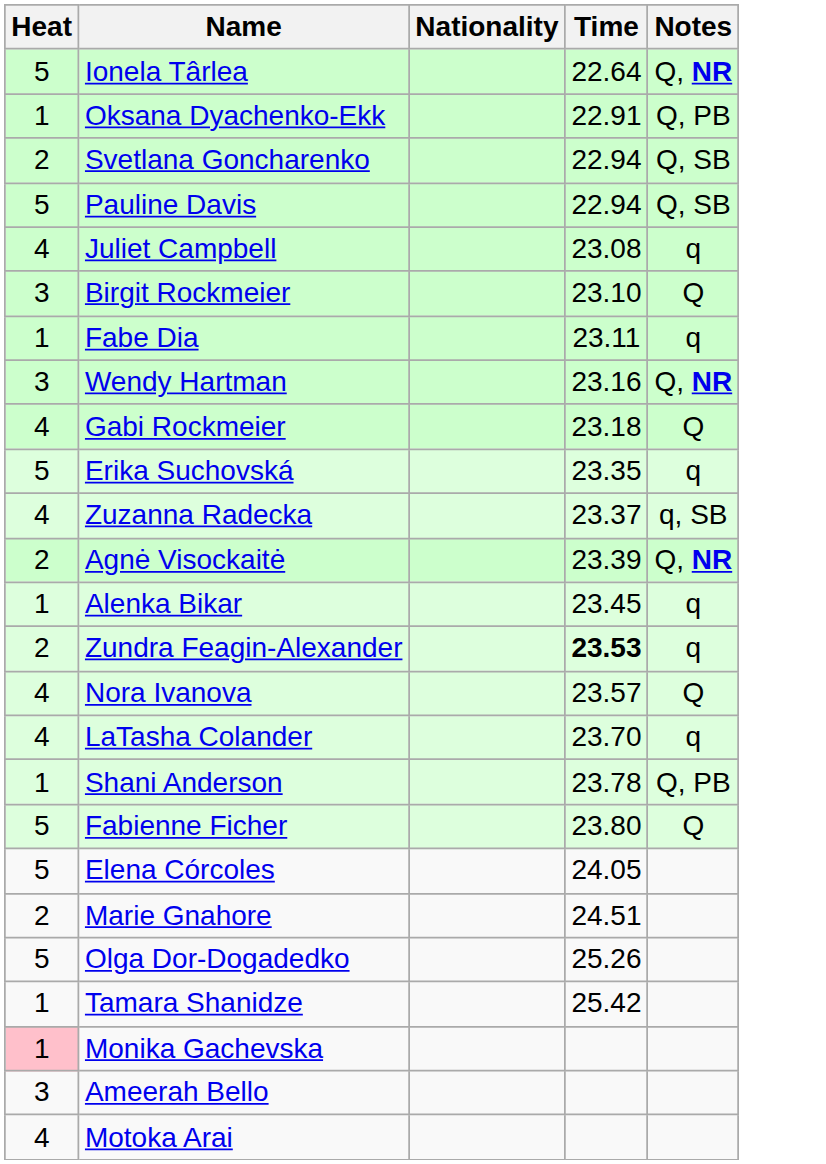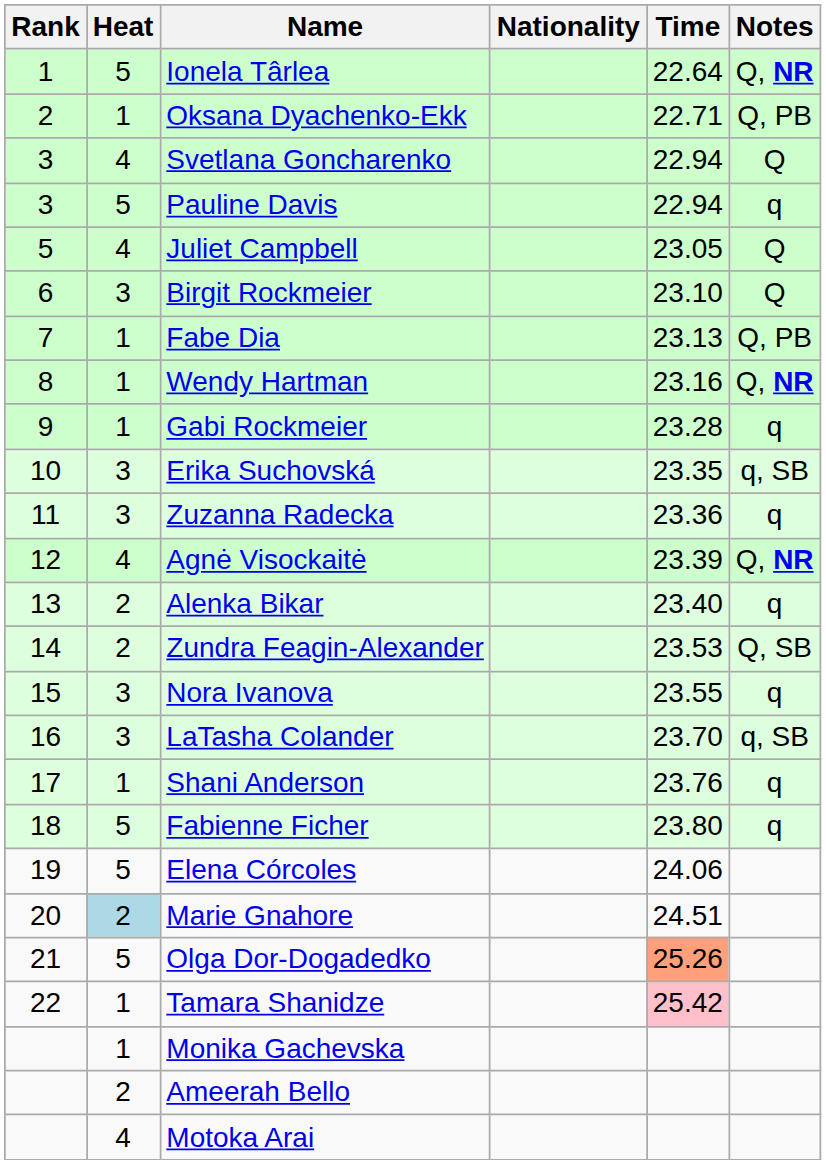+ column: (46, 26)
(606, 115) 22.91 -> (688, 115) 22.71
(42, 159) 2 -> (123, 159) 4
(693, 159) Q, SB -> (775, 159) Q
(693, 204) Q, SB -> (775, 204) q
(606, 248) 23.08 -> (688, 248) 23.05
(693, 248) q -> (775, 248) Q
(606, 337) 23.11 -> (688, 337) 23.13
(693, 337) q -> (775, 337) Q, PB
(42, 381) 3 -> (123, 381) 1
(42, 426) 4 -> (123, 426) 1
(606, 426) 23.18 -> (688, 426) 23.28
(693, 426) Q -> (775, 426) q
(42, 470) 5 -> (123, 470) 3
(693, 470) q -> (775, 470) q, SB
(42, 515) 4 -> (123, 515) 3
(606, 515) 23.37 -> (688, 515) 23.36
(693, 515) q, SB -> (775, 515) q
(42, 559) 2 -> (123, 559) 4
(42, 603) 1 -> (123, 603) 2
(606, 603) 23.45 -> (688, 603) 23.40
(606, 648) bold -> (688, 648) normal
(693, 648) q -> (775, 648) Q, SB
(42, 692) 4 -> (123, 692) 3
(606, 692) 23.57 -> (688, 692) 23.55
(693, 692) Q -> (775, 692) q
(42, 737) 4 -> (123, 737) 3
(693, 737) q -> (775, 737) q, SB
(606, 781) 23.78 -> (688, 781) 23.76
(693, 781) Q, PB -> (775, 781) q
(693, 826) Q -> (775, 826) q
(606, 870) 24.05 -> (688, 870) 24.06
(42, 914) no background -> (123, 914) lightblue background
(606, 959) no background -> (688, 959) lightsalmon background
(606, 1003) no background -> (688, 1003) pink background
(42, 1048) pink background -> (123, 1048) no background
(42, 1092) 3 -> (123, 1092) 2
